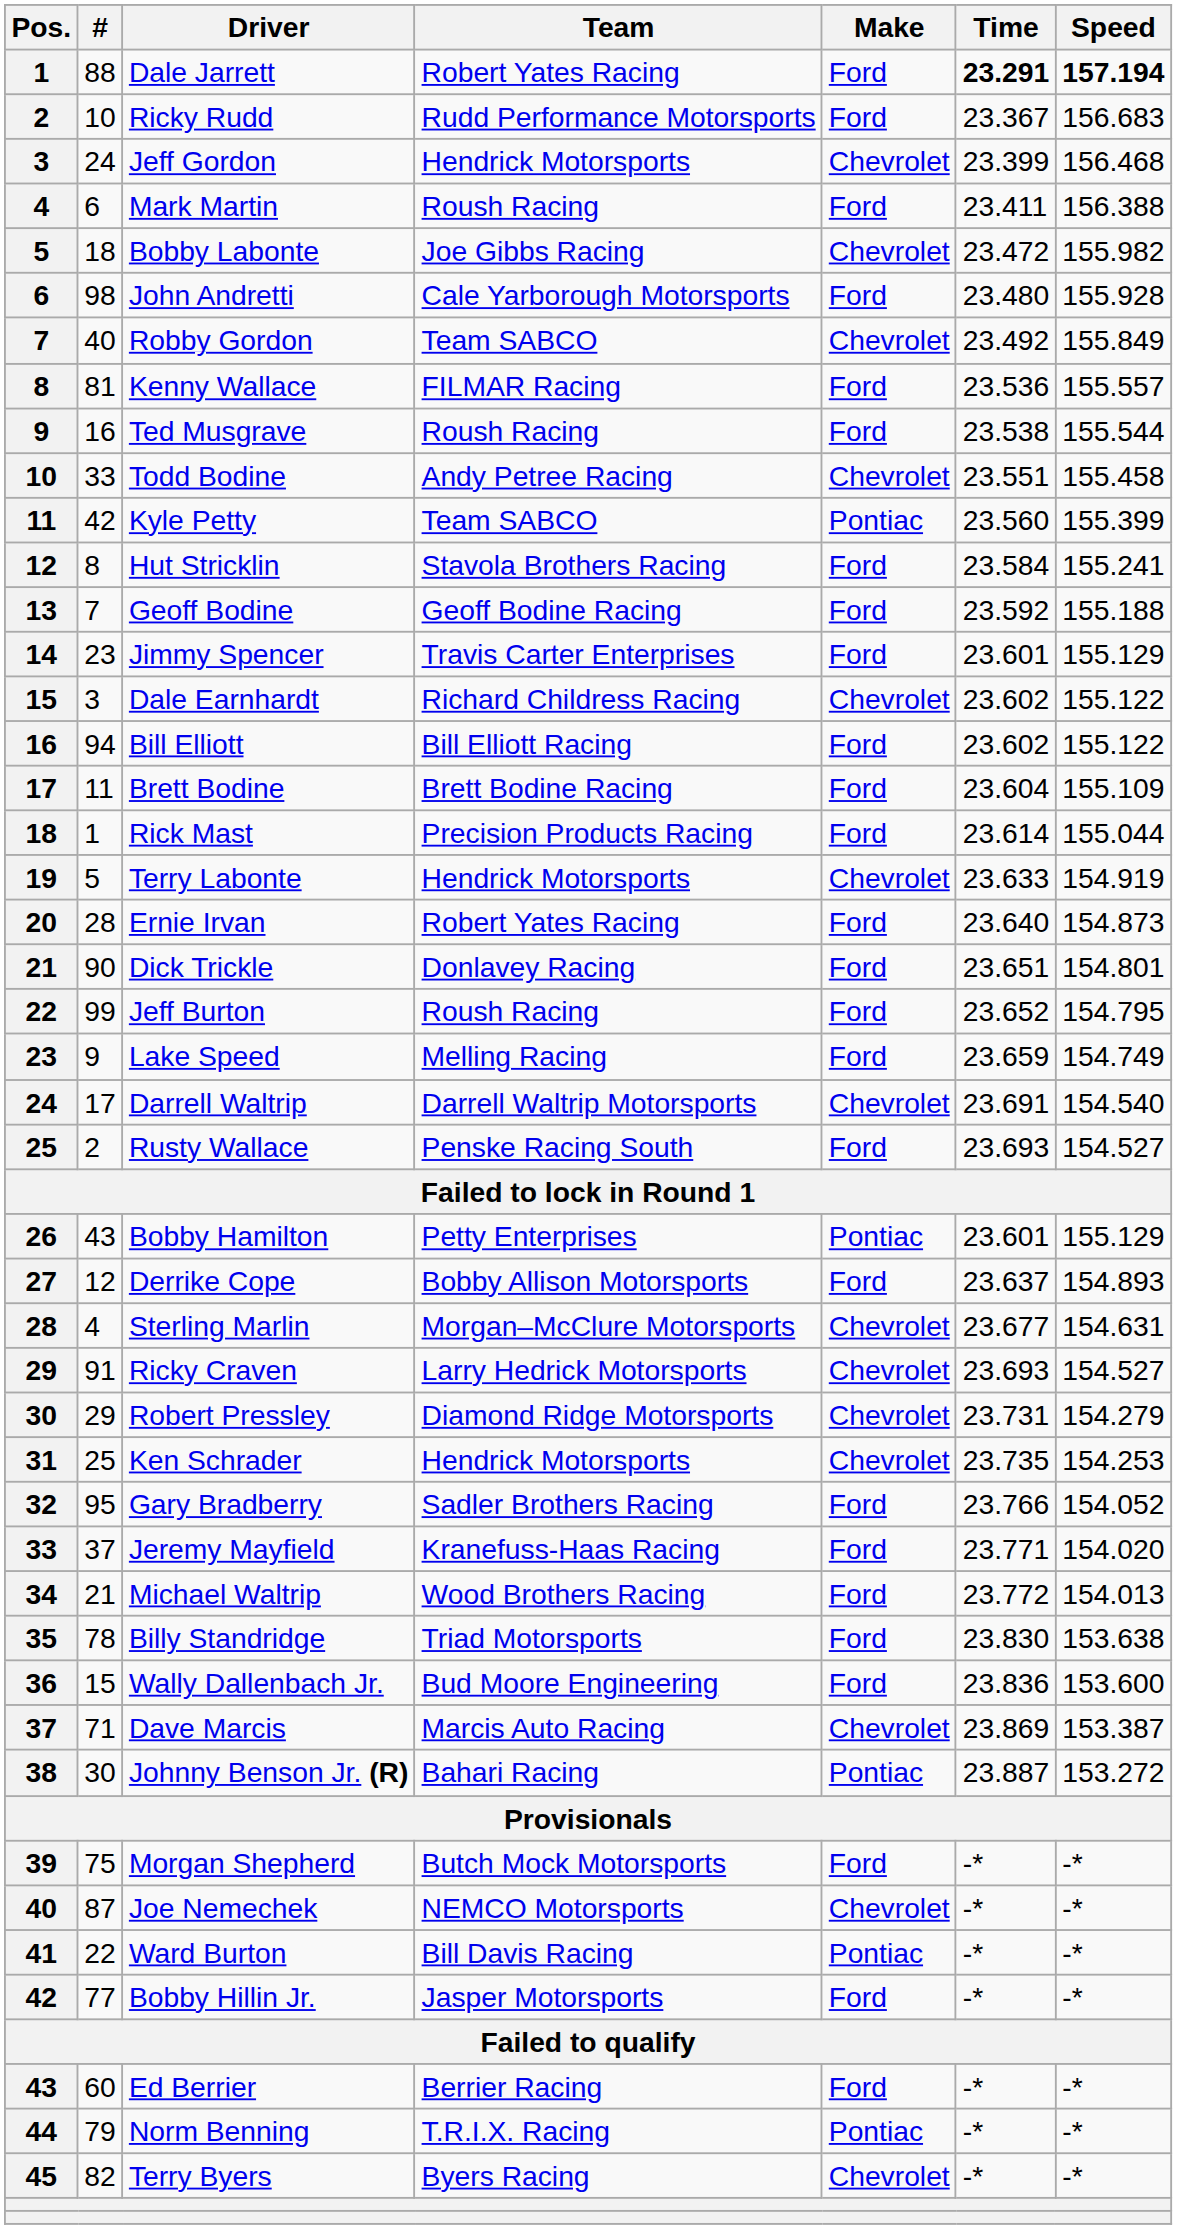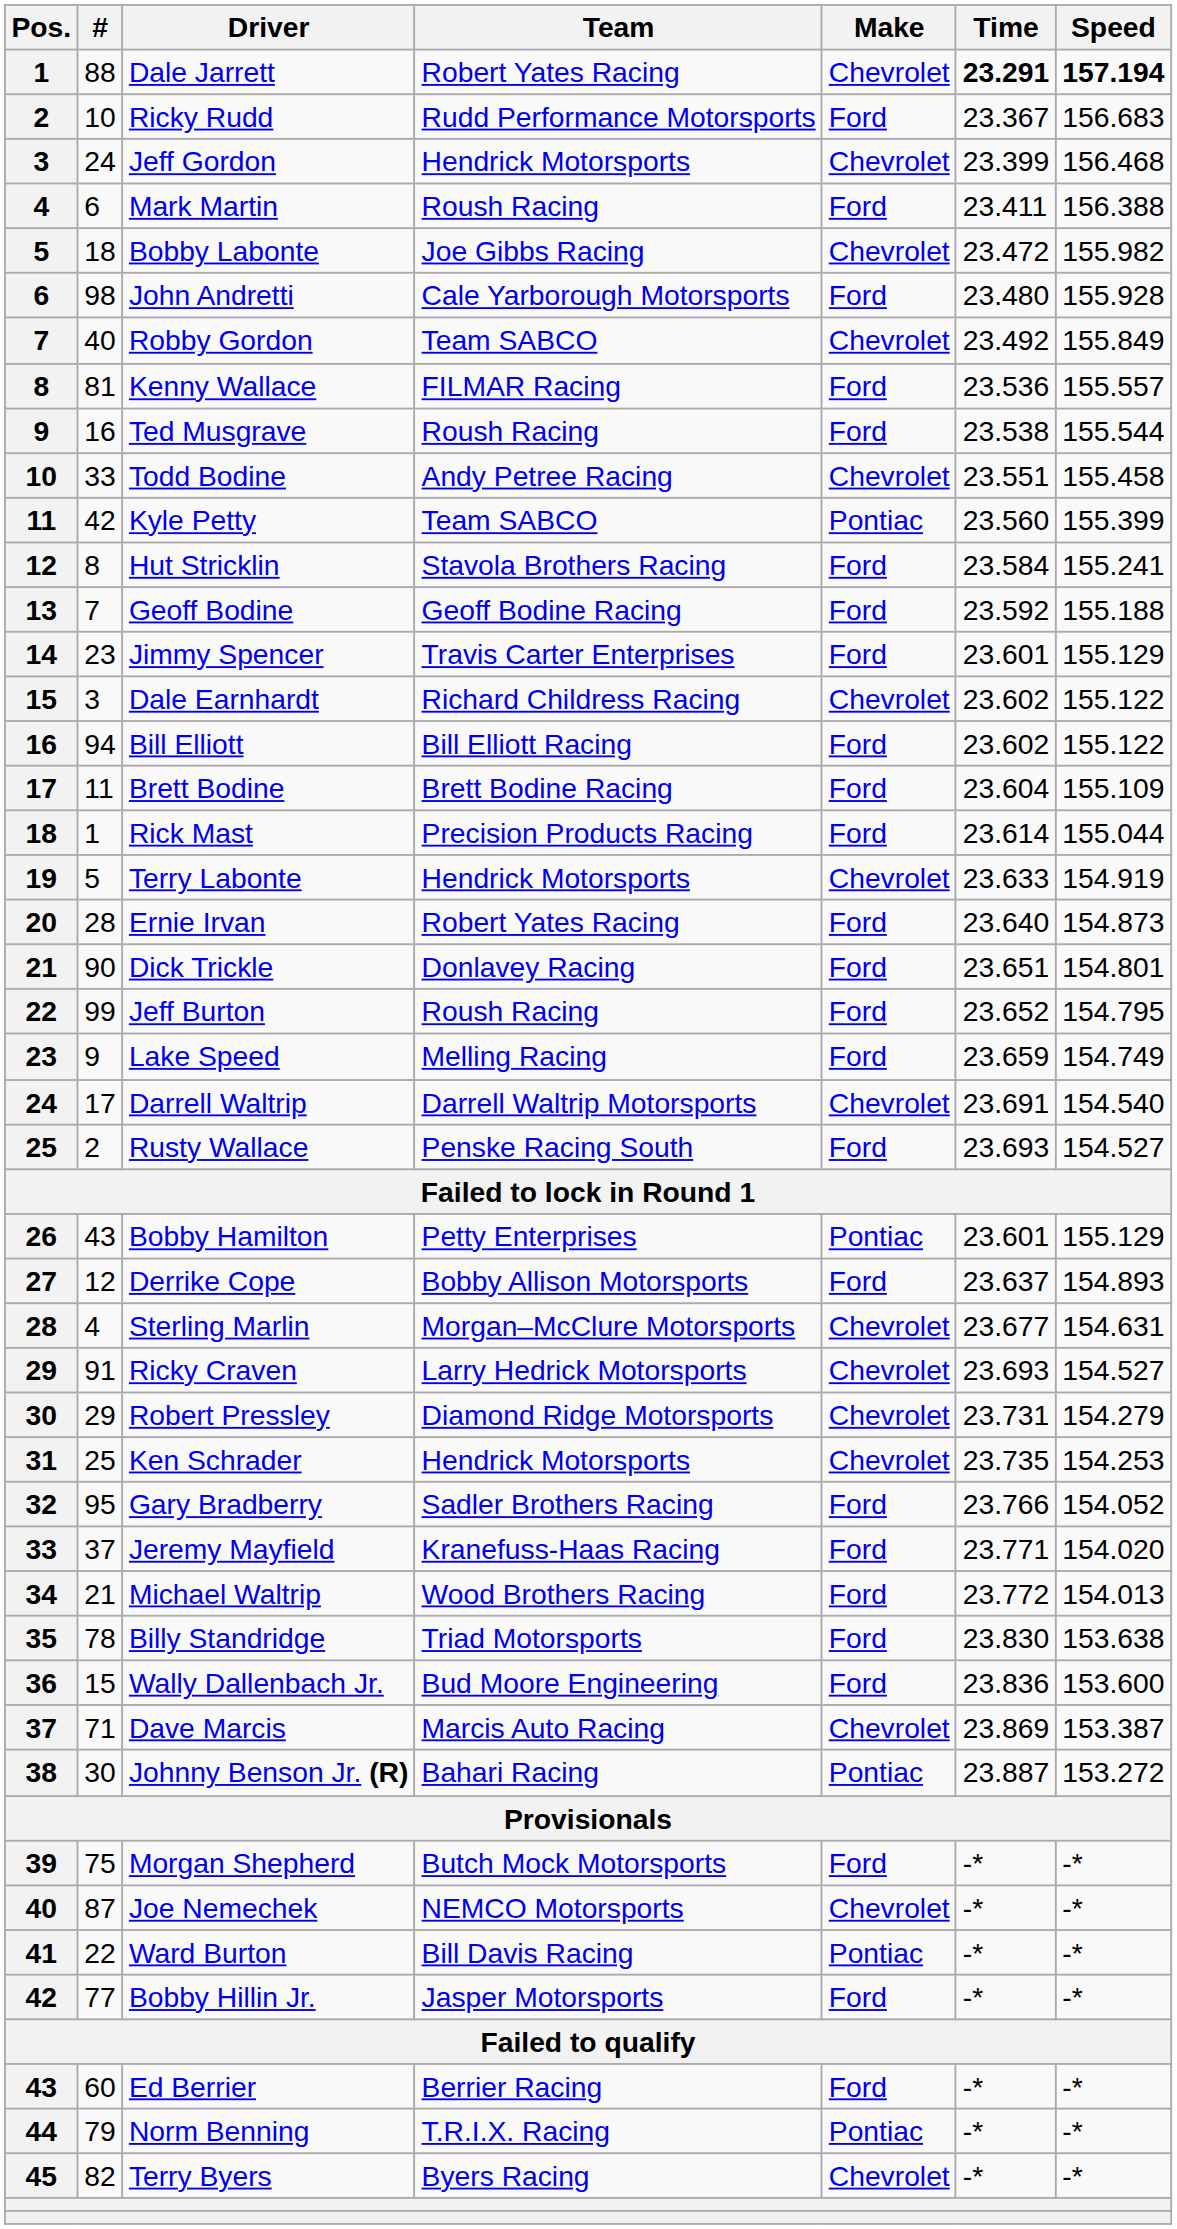(858, 72) Ford -> (889, 72) Chevrolet
